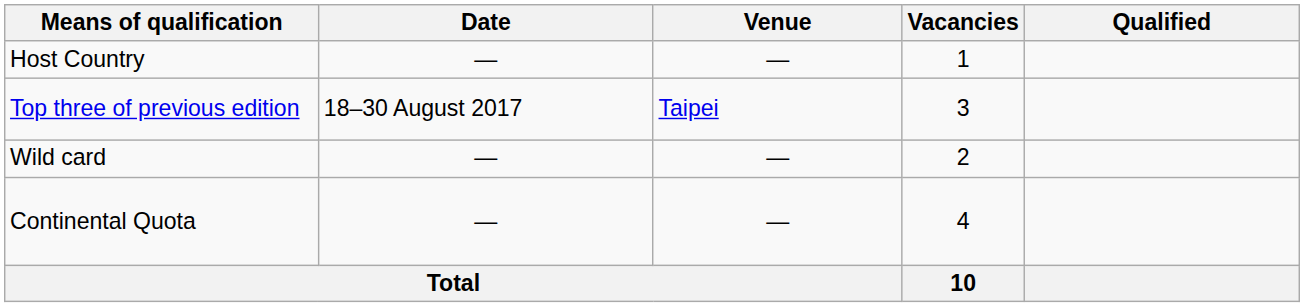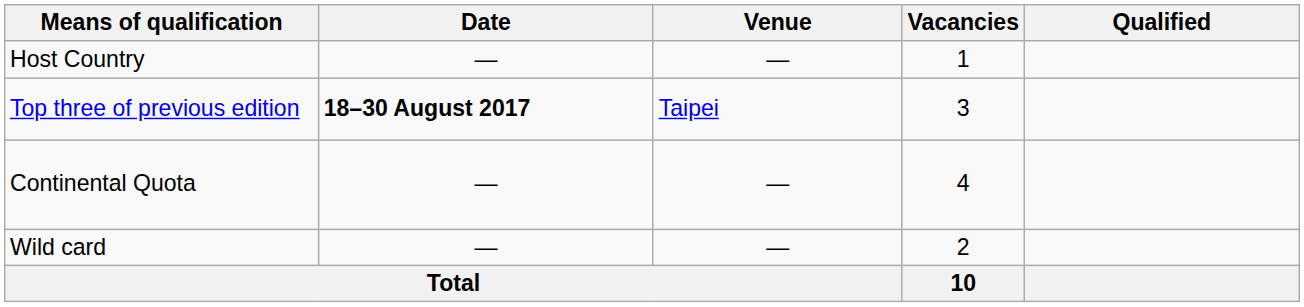(423, 108) normal -> (427, 108) bold
rows swapped: (103, 220) <-> (58, 158)
